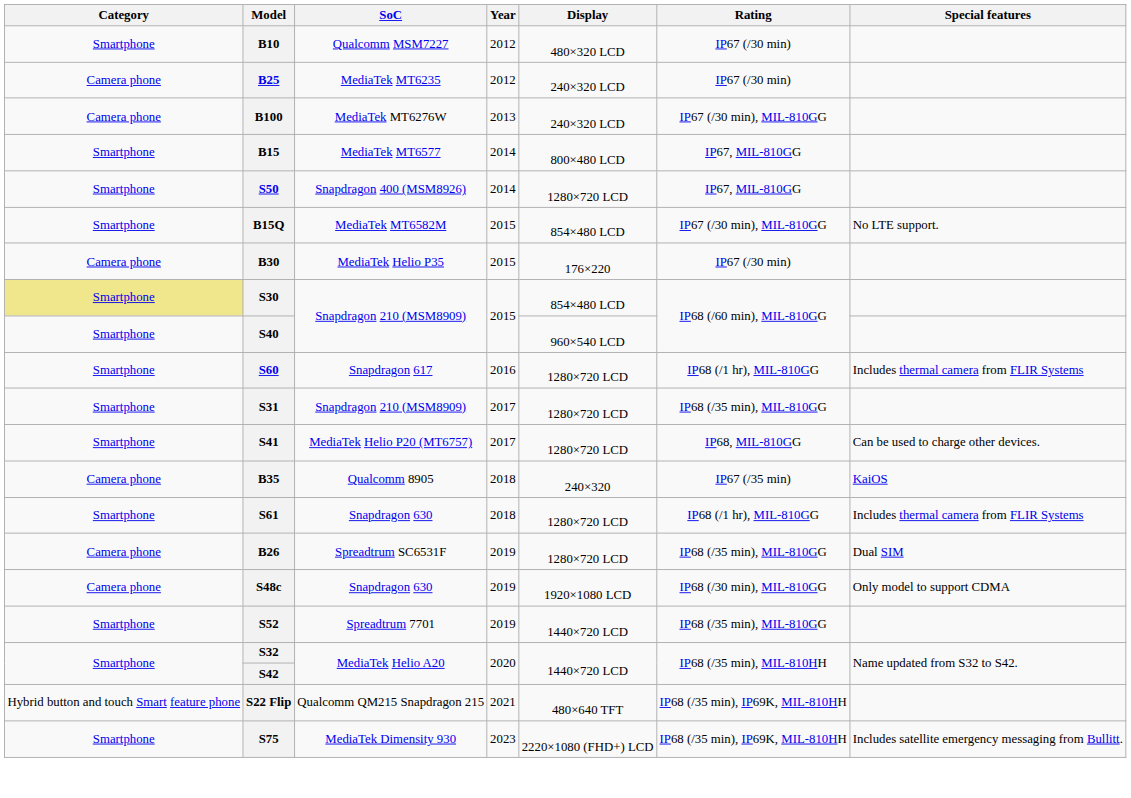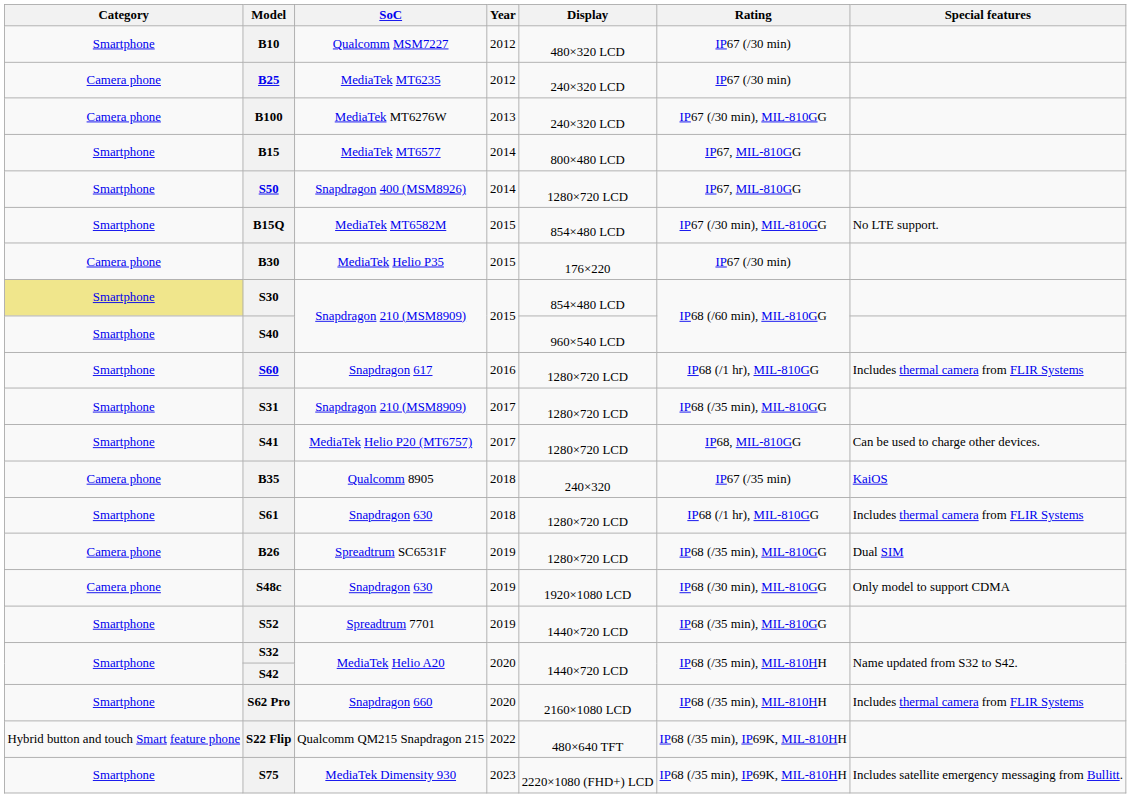+ row: (269, 702)
(503, 702) 2021 -> (503, 739) 2022
